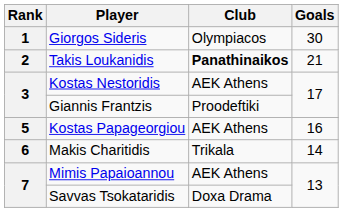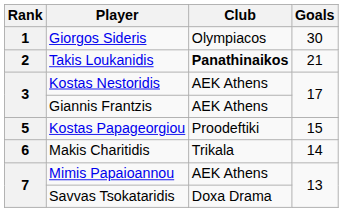(225, 106) Proodeftiki -> (230, 106) AEK Athens
(230, 128) AEK Athens -> (225, 128) Proodeftiki
(315, 128) 16 -> (315, 128) 15
